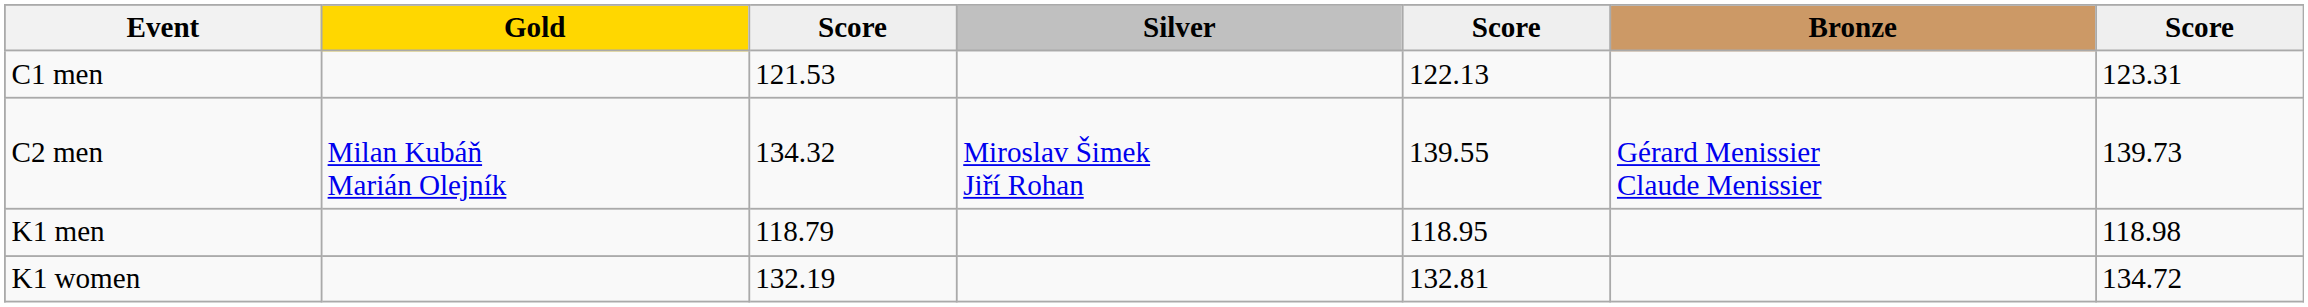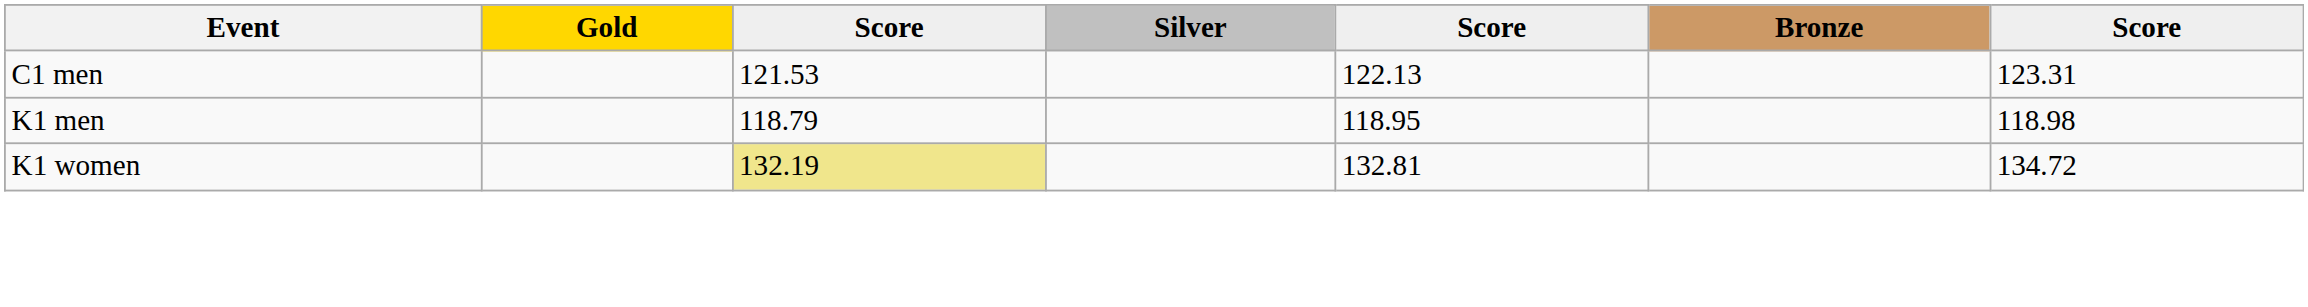- row: (57, 152)
(795, 277) no background -> (779, 166) khaki background
